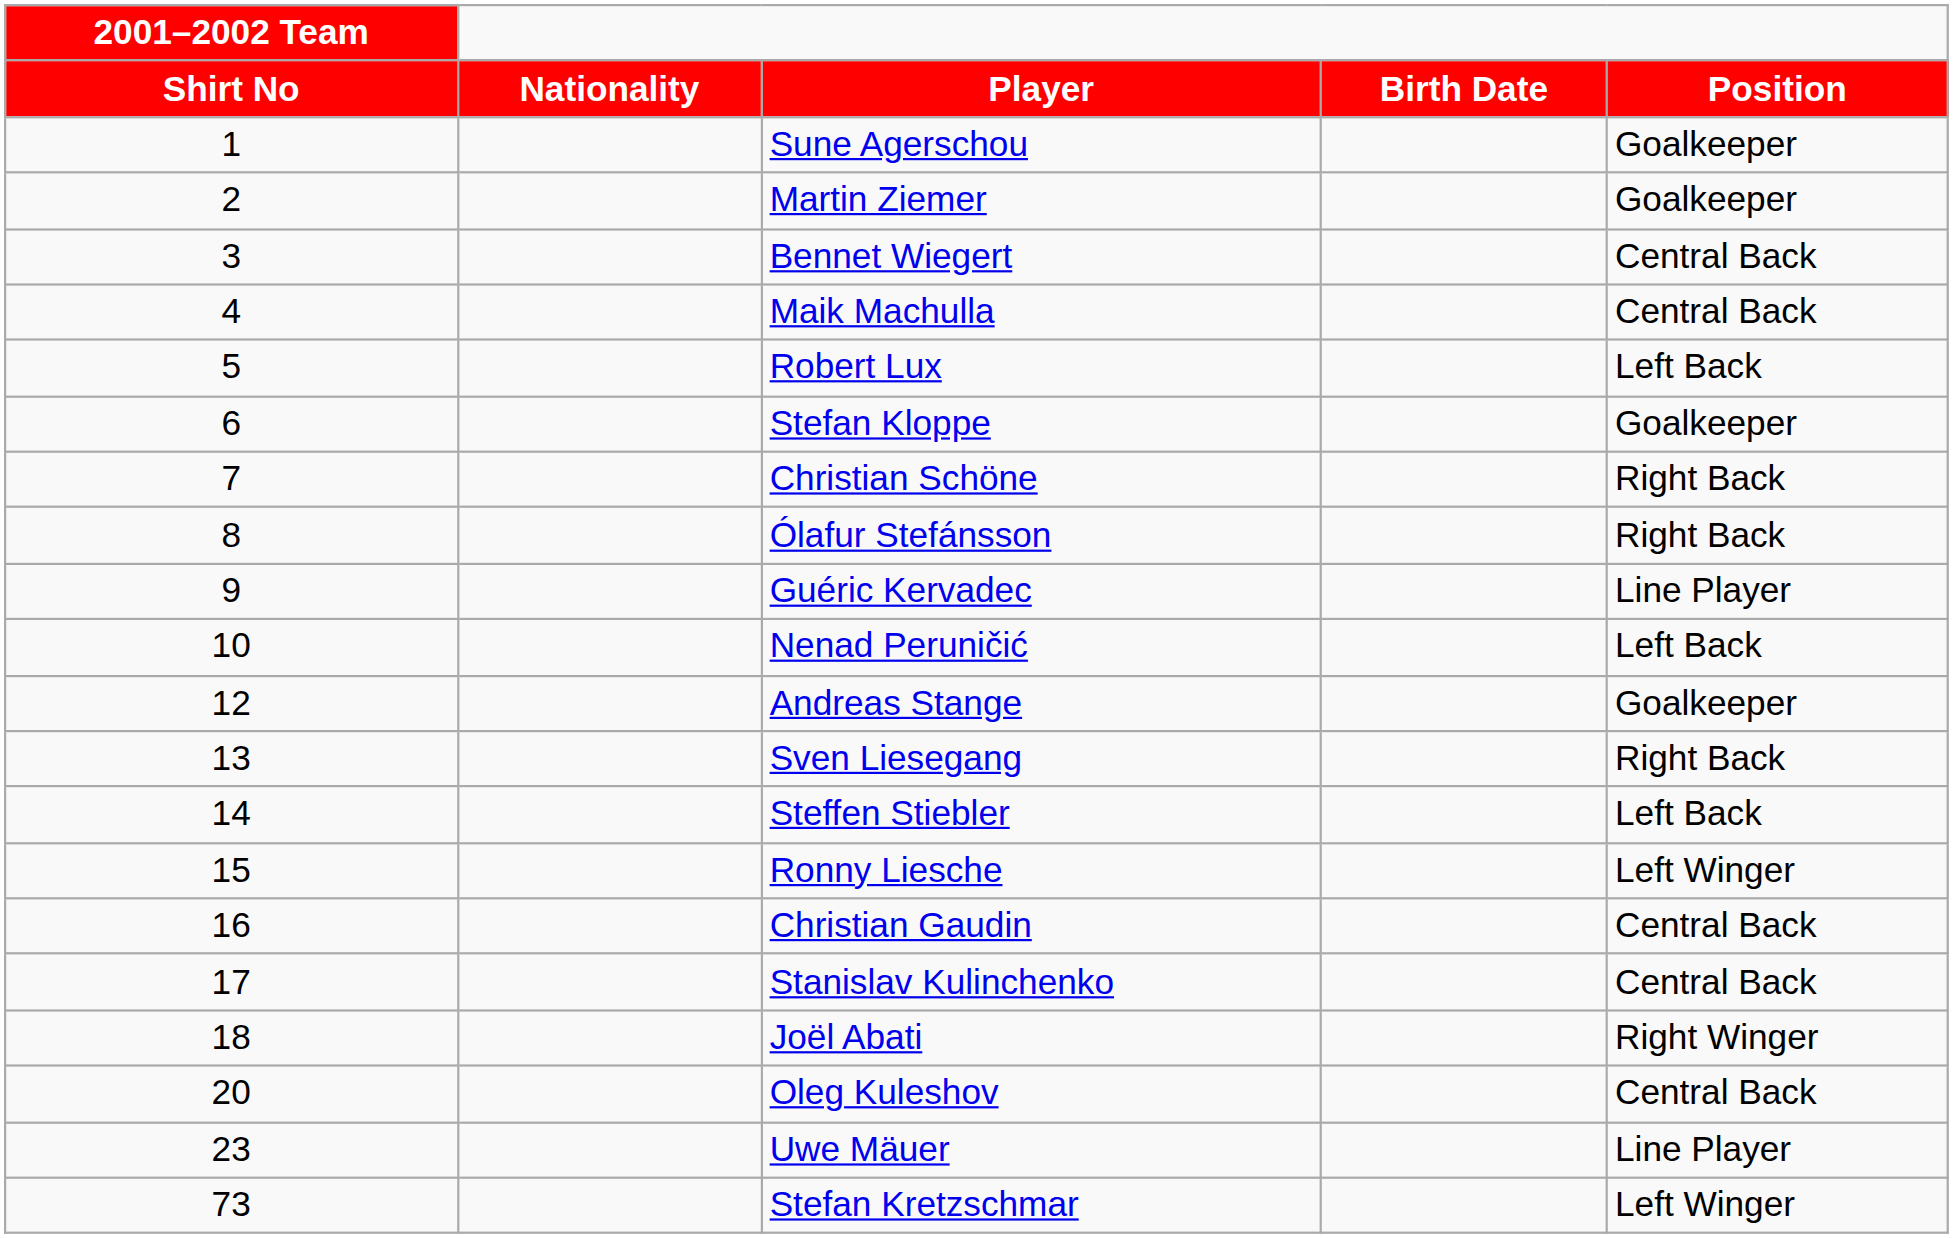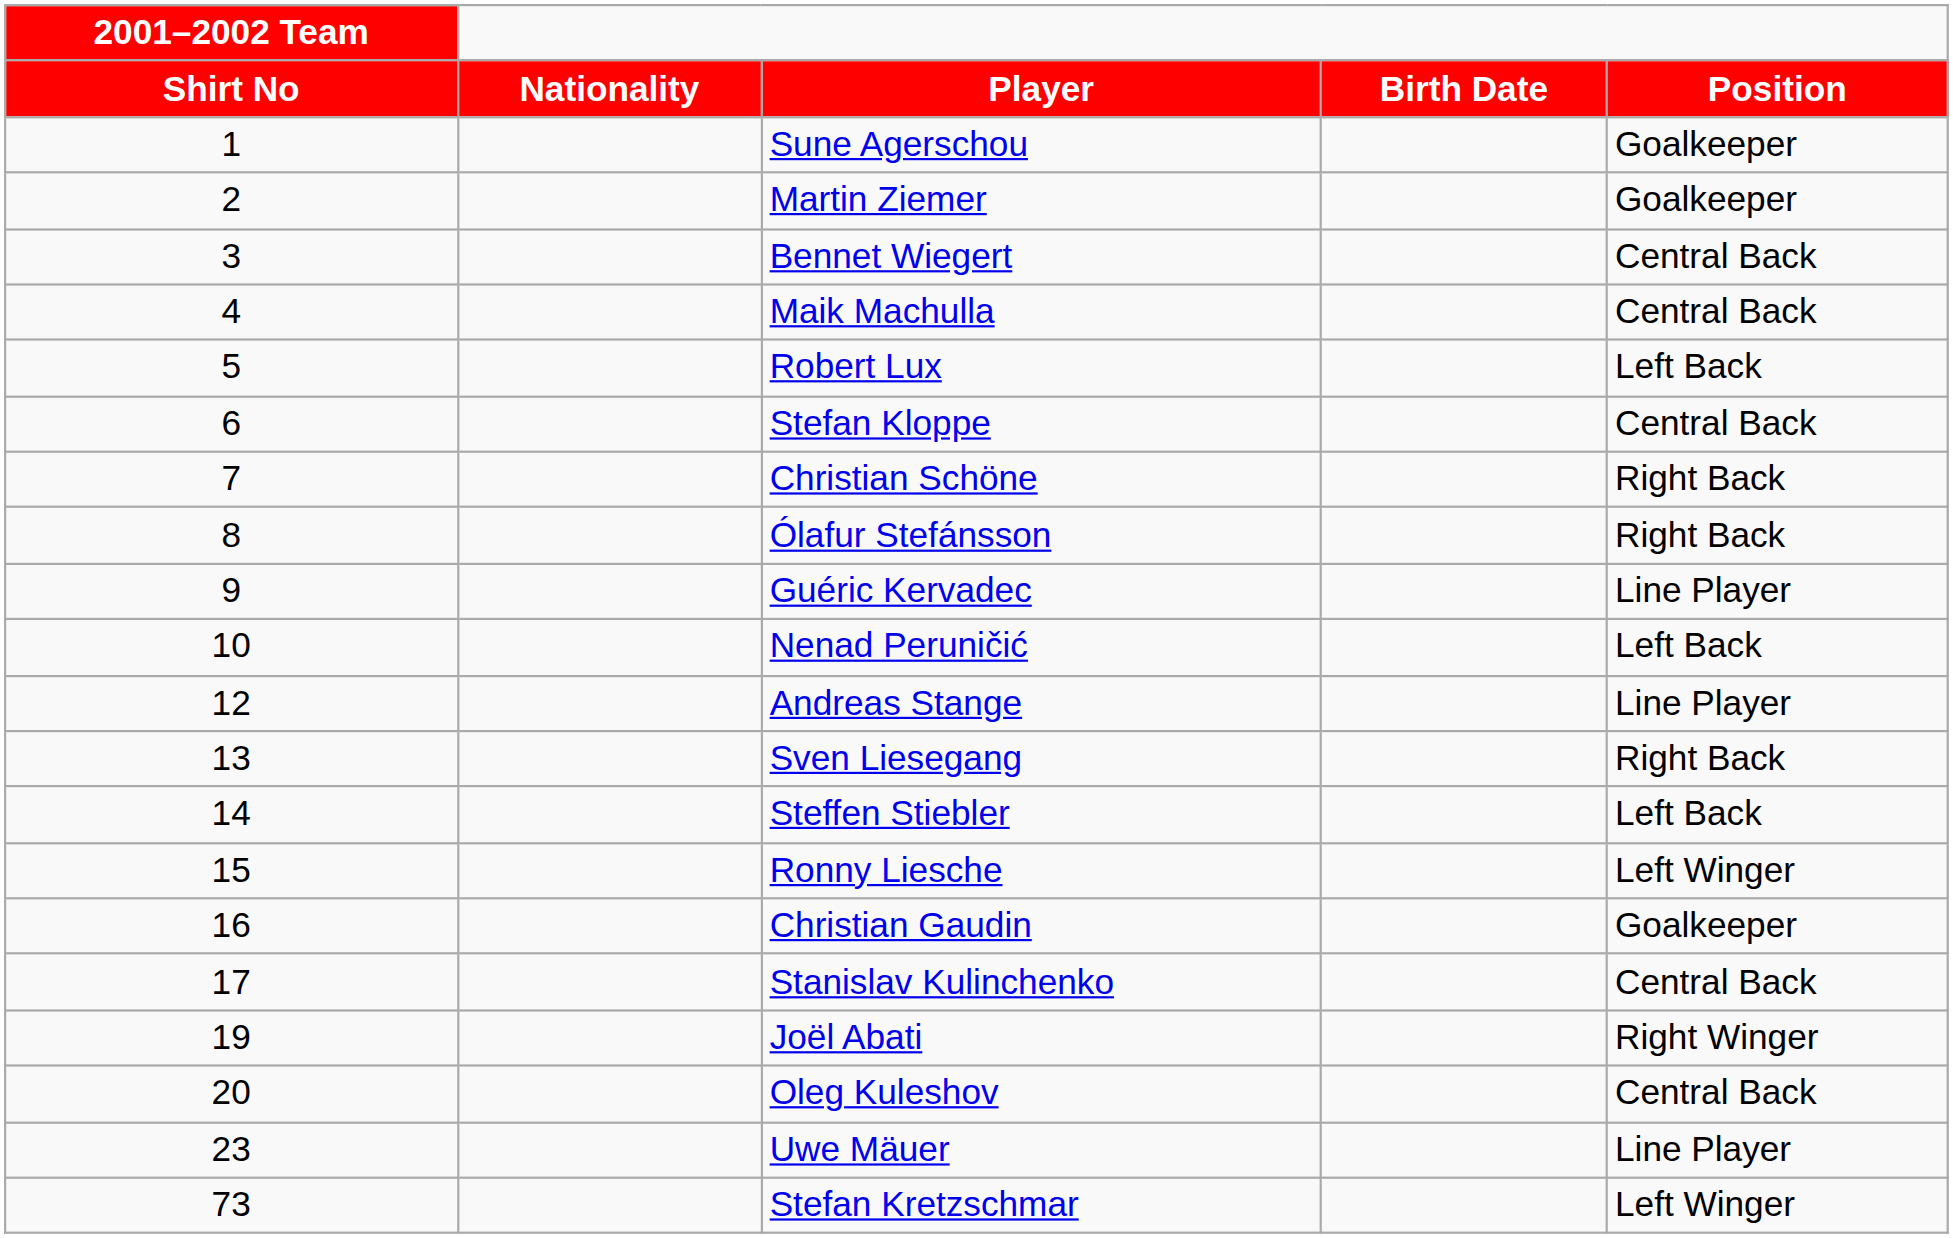(1706, 423) Goalkeeper -> (1716, 423) Central Back
(1706, 702) Goalkeeper -> (1703, 702) Line Player
(1716, 925) Central Back -> (1706, 925) Goalkeeper
(231, 1037) 18 -> (231, 1037) 19
